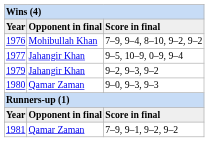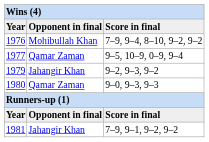(57, 56) Jahangir Khan -> (56, 56) Qamar Zaman
(56, 129) Qamar Zaman -> (57, 129) Jahangir Khan
